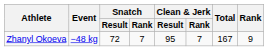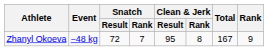(199, 39) 7 -> (199, 39) 8
